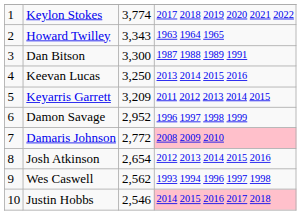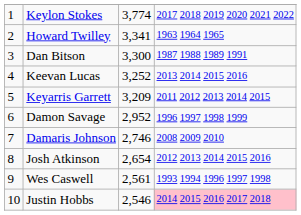(137, 35) 3,343 -> (137, 35) 3,341
(137, 76) 3,250 -> (137, 76) 3,252
(137, 138) 2,772 -> (137, 138) 2,746
(190, 138) pink background -> (190, 138) no background
(137, 179) 2,562 -> (137, 179) 2,561
